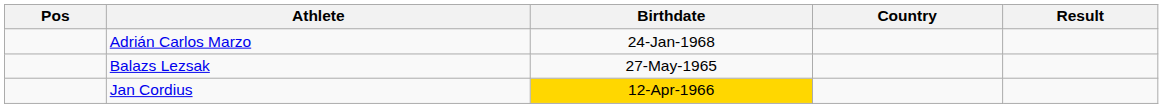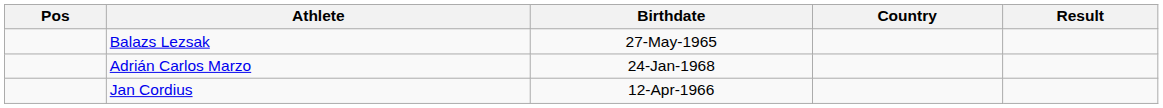rows swapped: (180, 41) <-> (160, 66)
(671, 90) gold background -> (671, 90) no background
